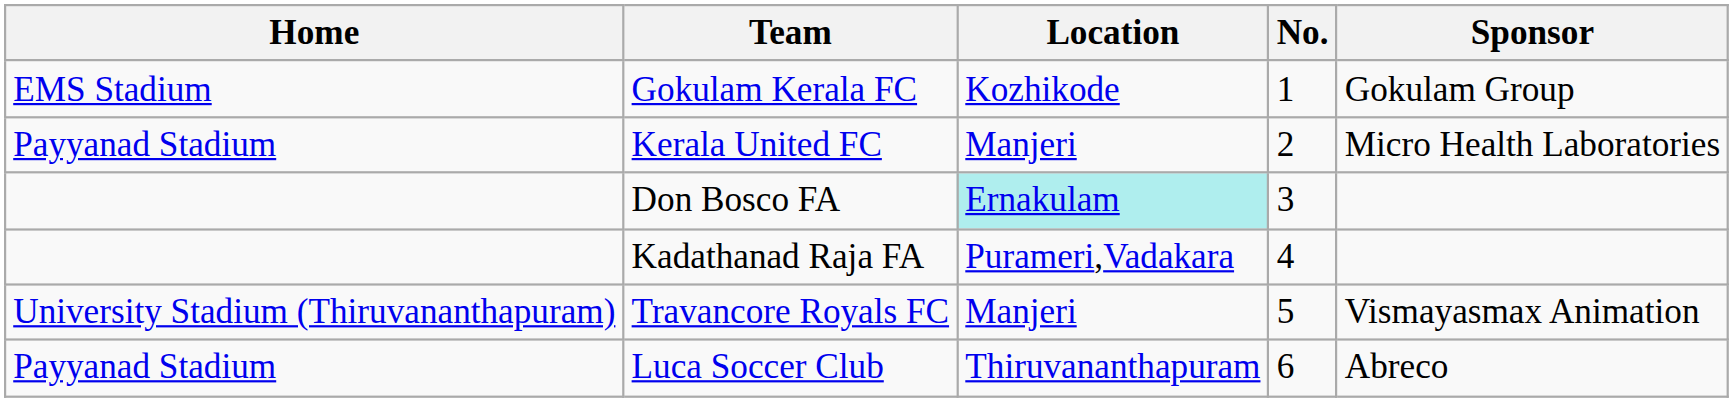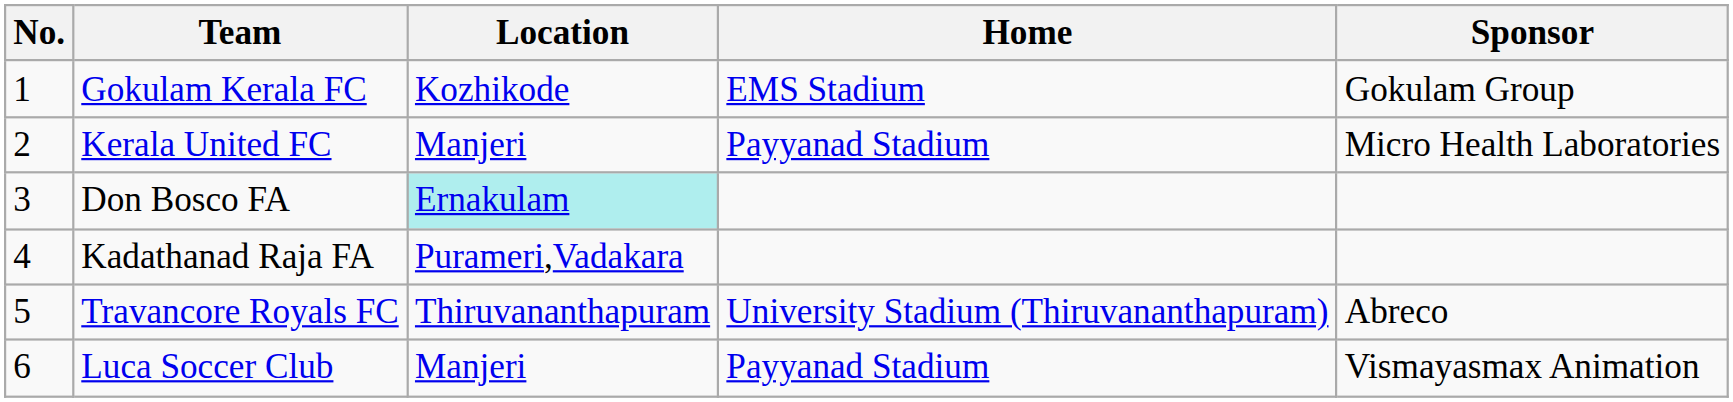columns swapped: (1303, 32) <-> (314, 32)
(1021, 311) Manjeri -> (563, 311) Thiruvananthapuram
(1522, 311) Vismayasmax Animation -> (1397, 311) Abreco
(1113, 367) Thiruvananthapuram -> (471, 367) Manjeri
(1397, 367) Abreco -> (1522, 367) Vismayasmax Animation
